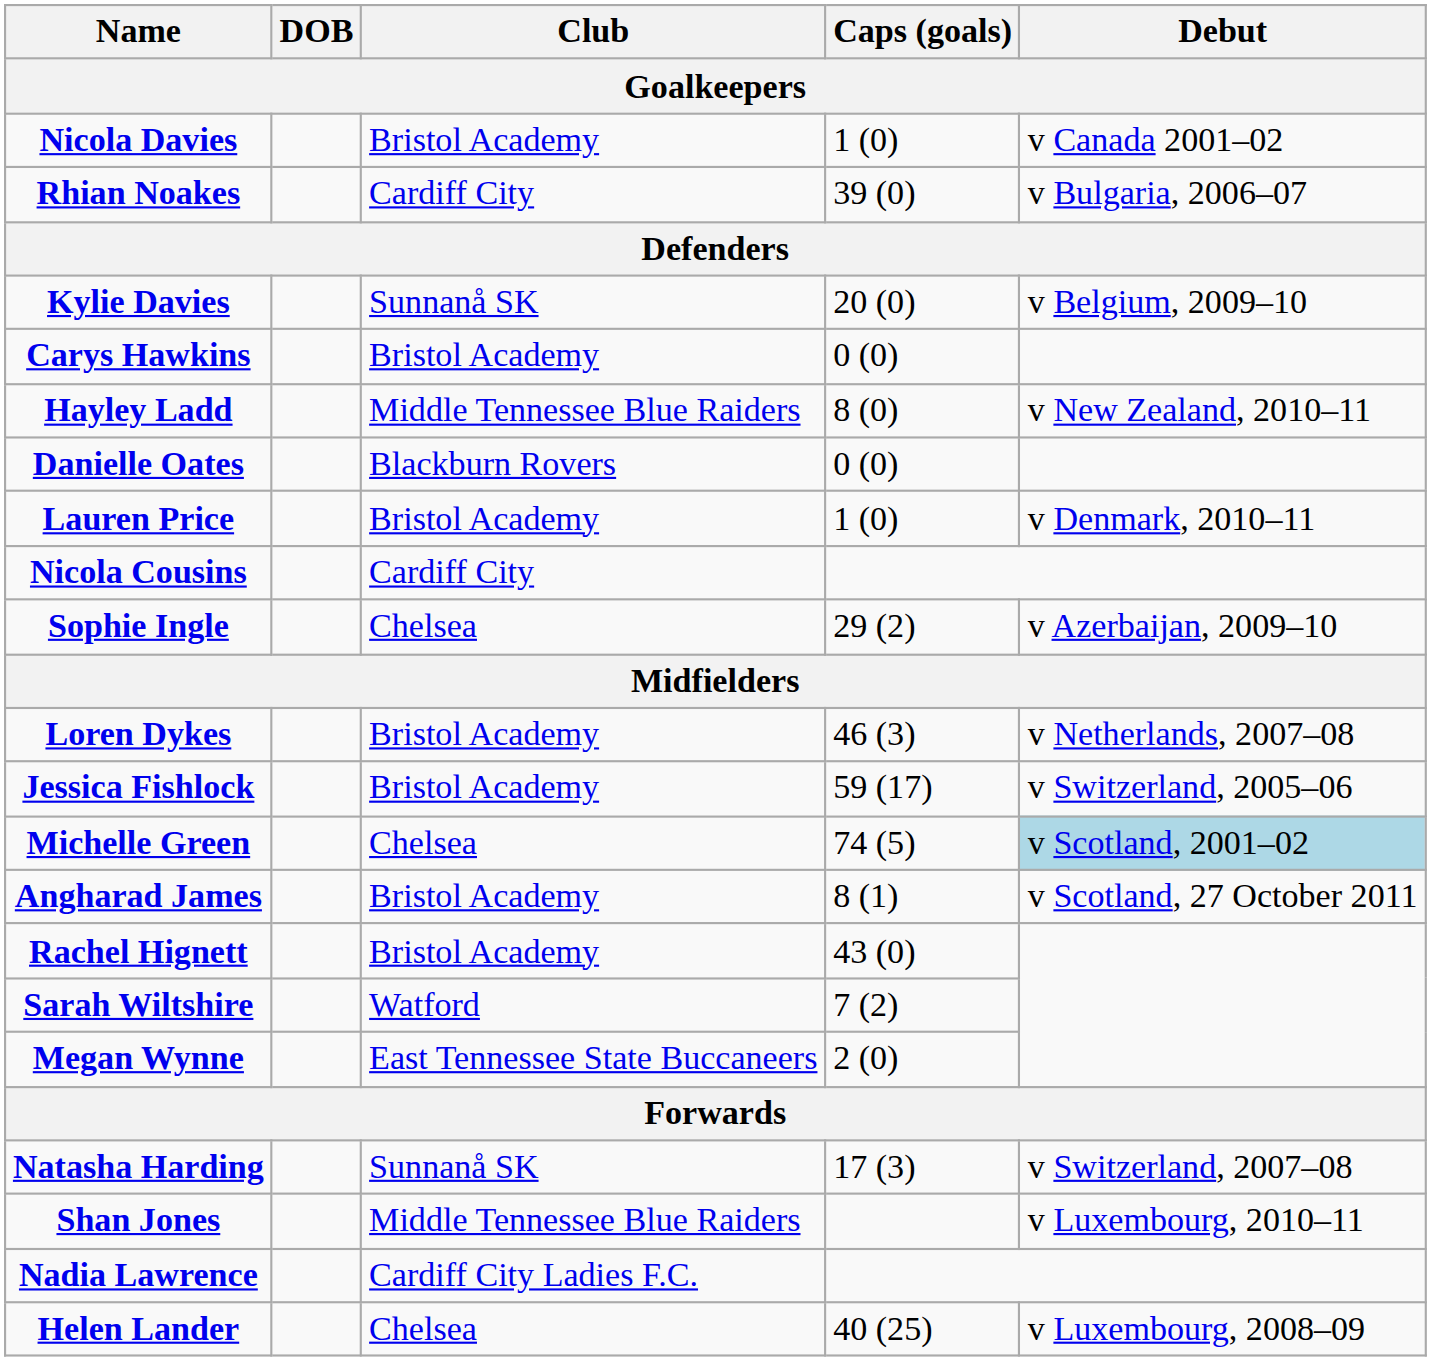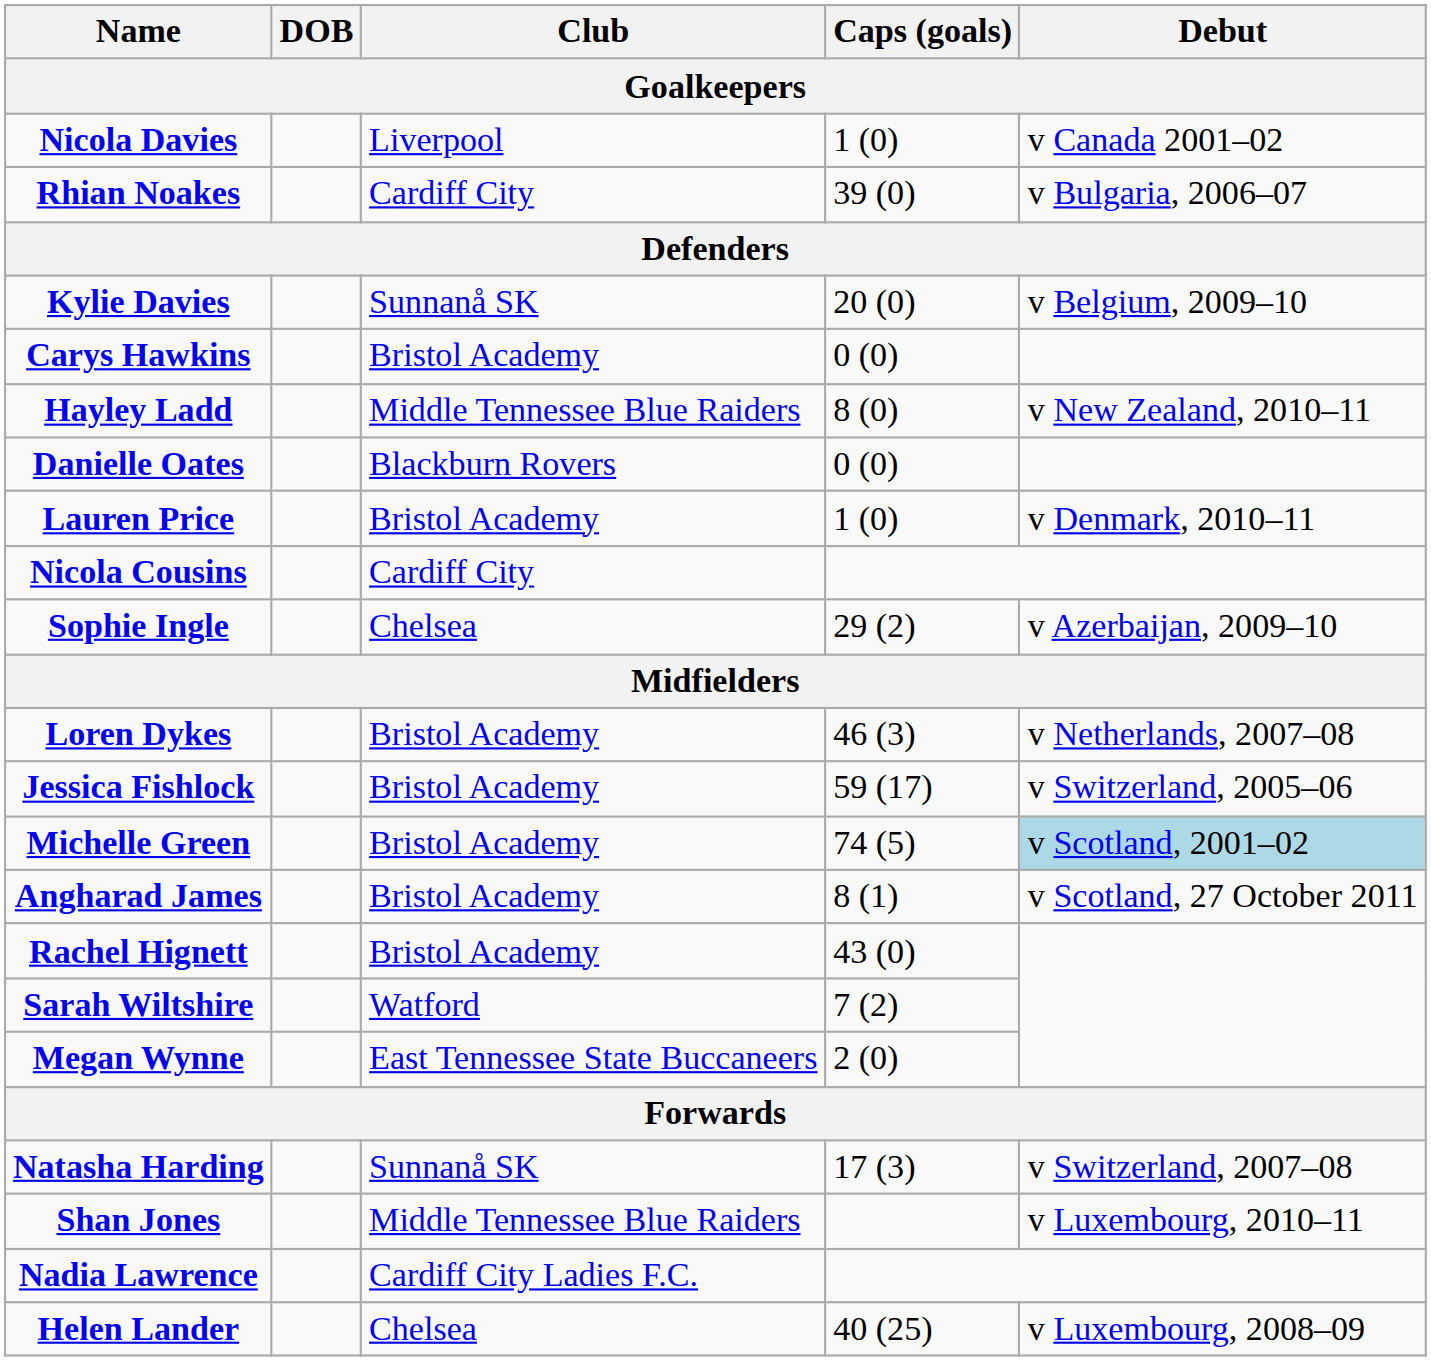(484, 139) Bristol Academy -> (436, 139) Liverpool
(423, 842) Chelsea -> (484, 842) Bristol Academy
